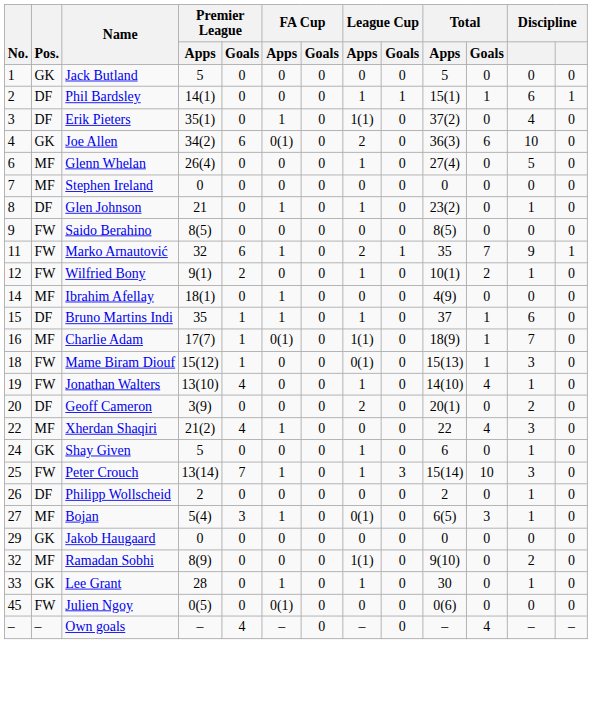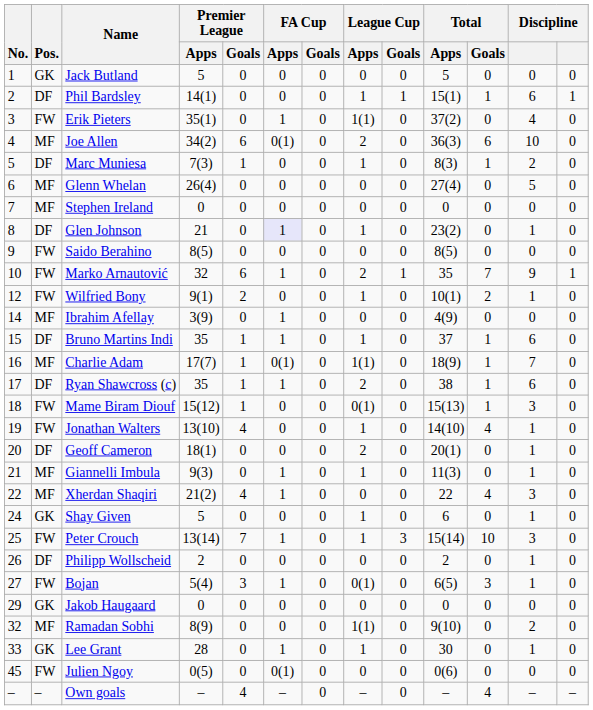(43, 119) DF -> (45, 119) FW
(45, 141) GK -> (45, 141) MF
+ row: (106, 163)
(362, 163) 1 -> (363, 185) 0
(282, 207) no background -> (283, 229) lavender background
(14, 251) 11 -> (15, 274) 10
(200, 296) 18(1) -> (201, 318) 3(9)
+ row: (121, 384)
(200, 406) 3(9) -> (201, 450) 18(1)
(531, 406) 2 -> (532, 450) 1
+ row: (113, 472)
(45, 516) MF -> (45, 583) FW
